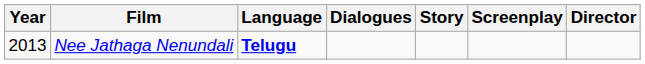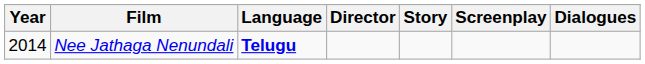columns swapped: (603, 18) <-> (371, 18)
(28, 45) 2013 -> (28, 45) 2014
